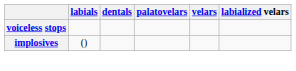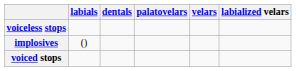+ row: (36, 58)
